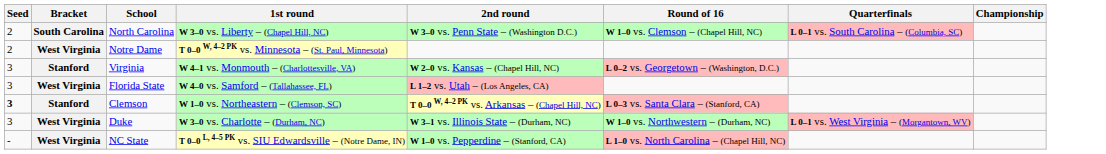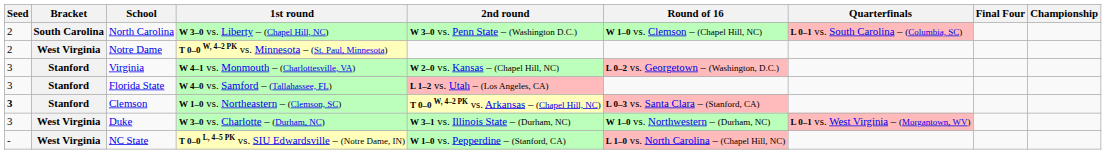+ column: (1000, 13)
(69, 85) West Virginia -> (69, 85) Stanford
